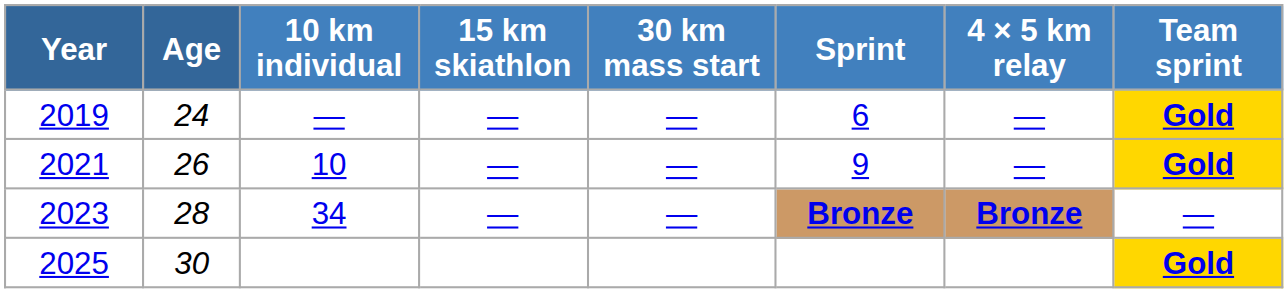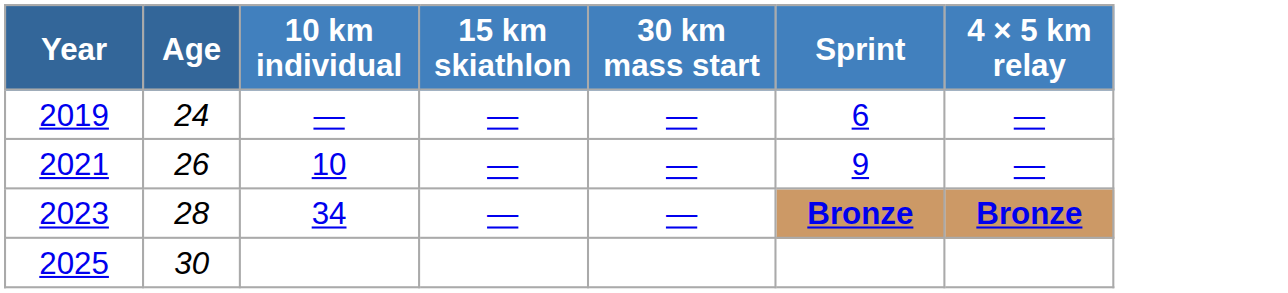- column: (1198, 48)
